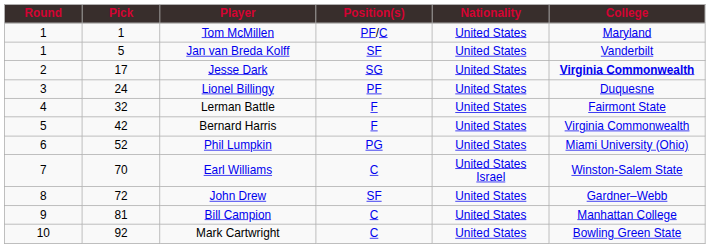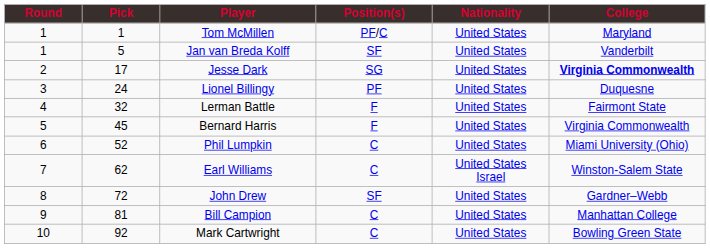(121, 126) 42 -> (121, 126) 45
(374, 145) PG -> (374, 145) C
(121, 170) 70 -> (121, 170) 62
